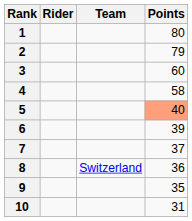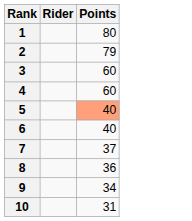- column: (111, 14)
(178, 91) 58 -> (110, 91) 60
(178, 129) 39 -> (110, 129) 40
(178, 187) 35 -> (110, 187) 34
